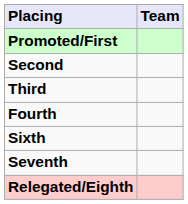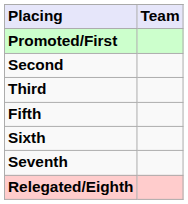- row: (32, 114)
+ row: (25, 114)
